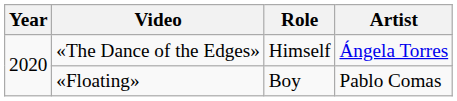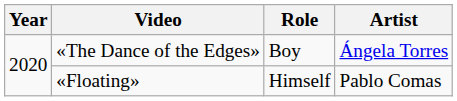(300, 50) Himself -> (285, 50) Boy
(285, 80) Boy -> (300, 80) Himself
